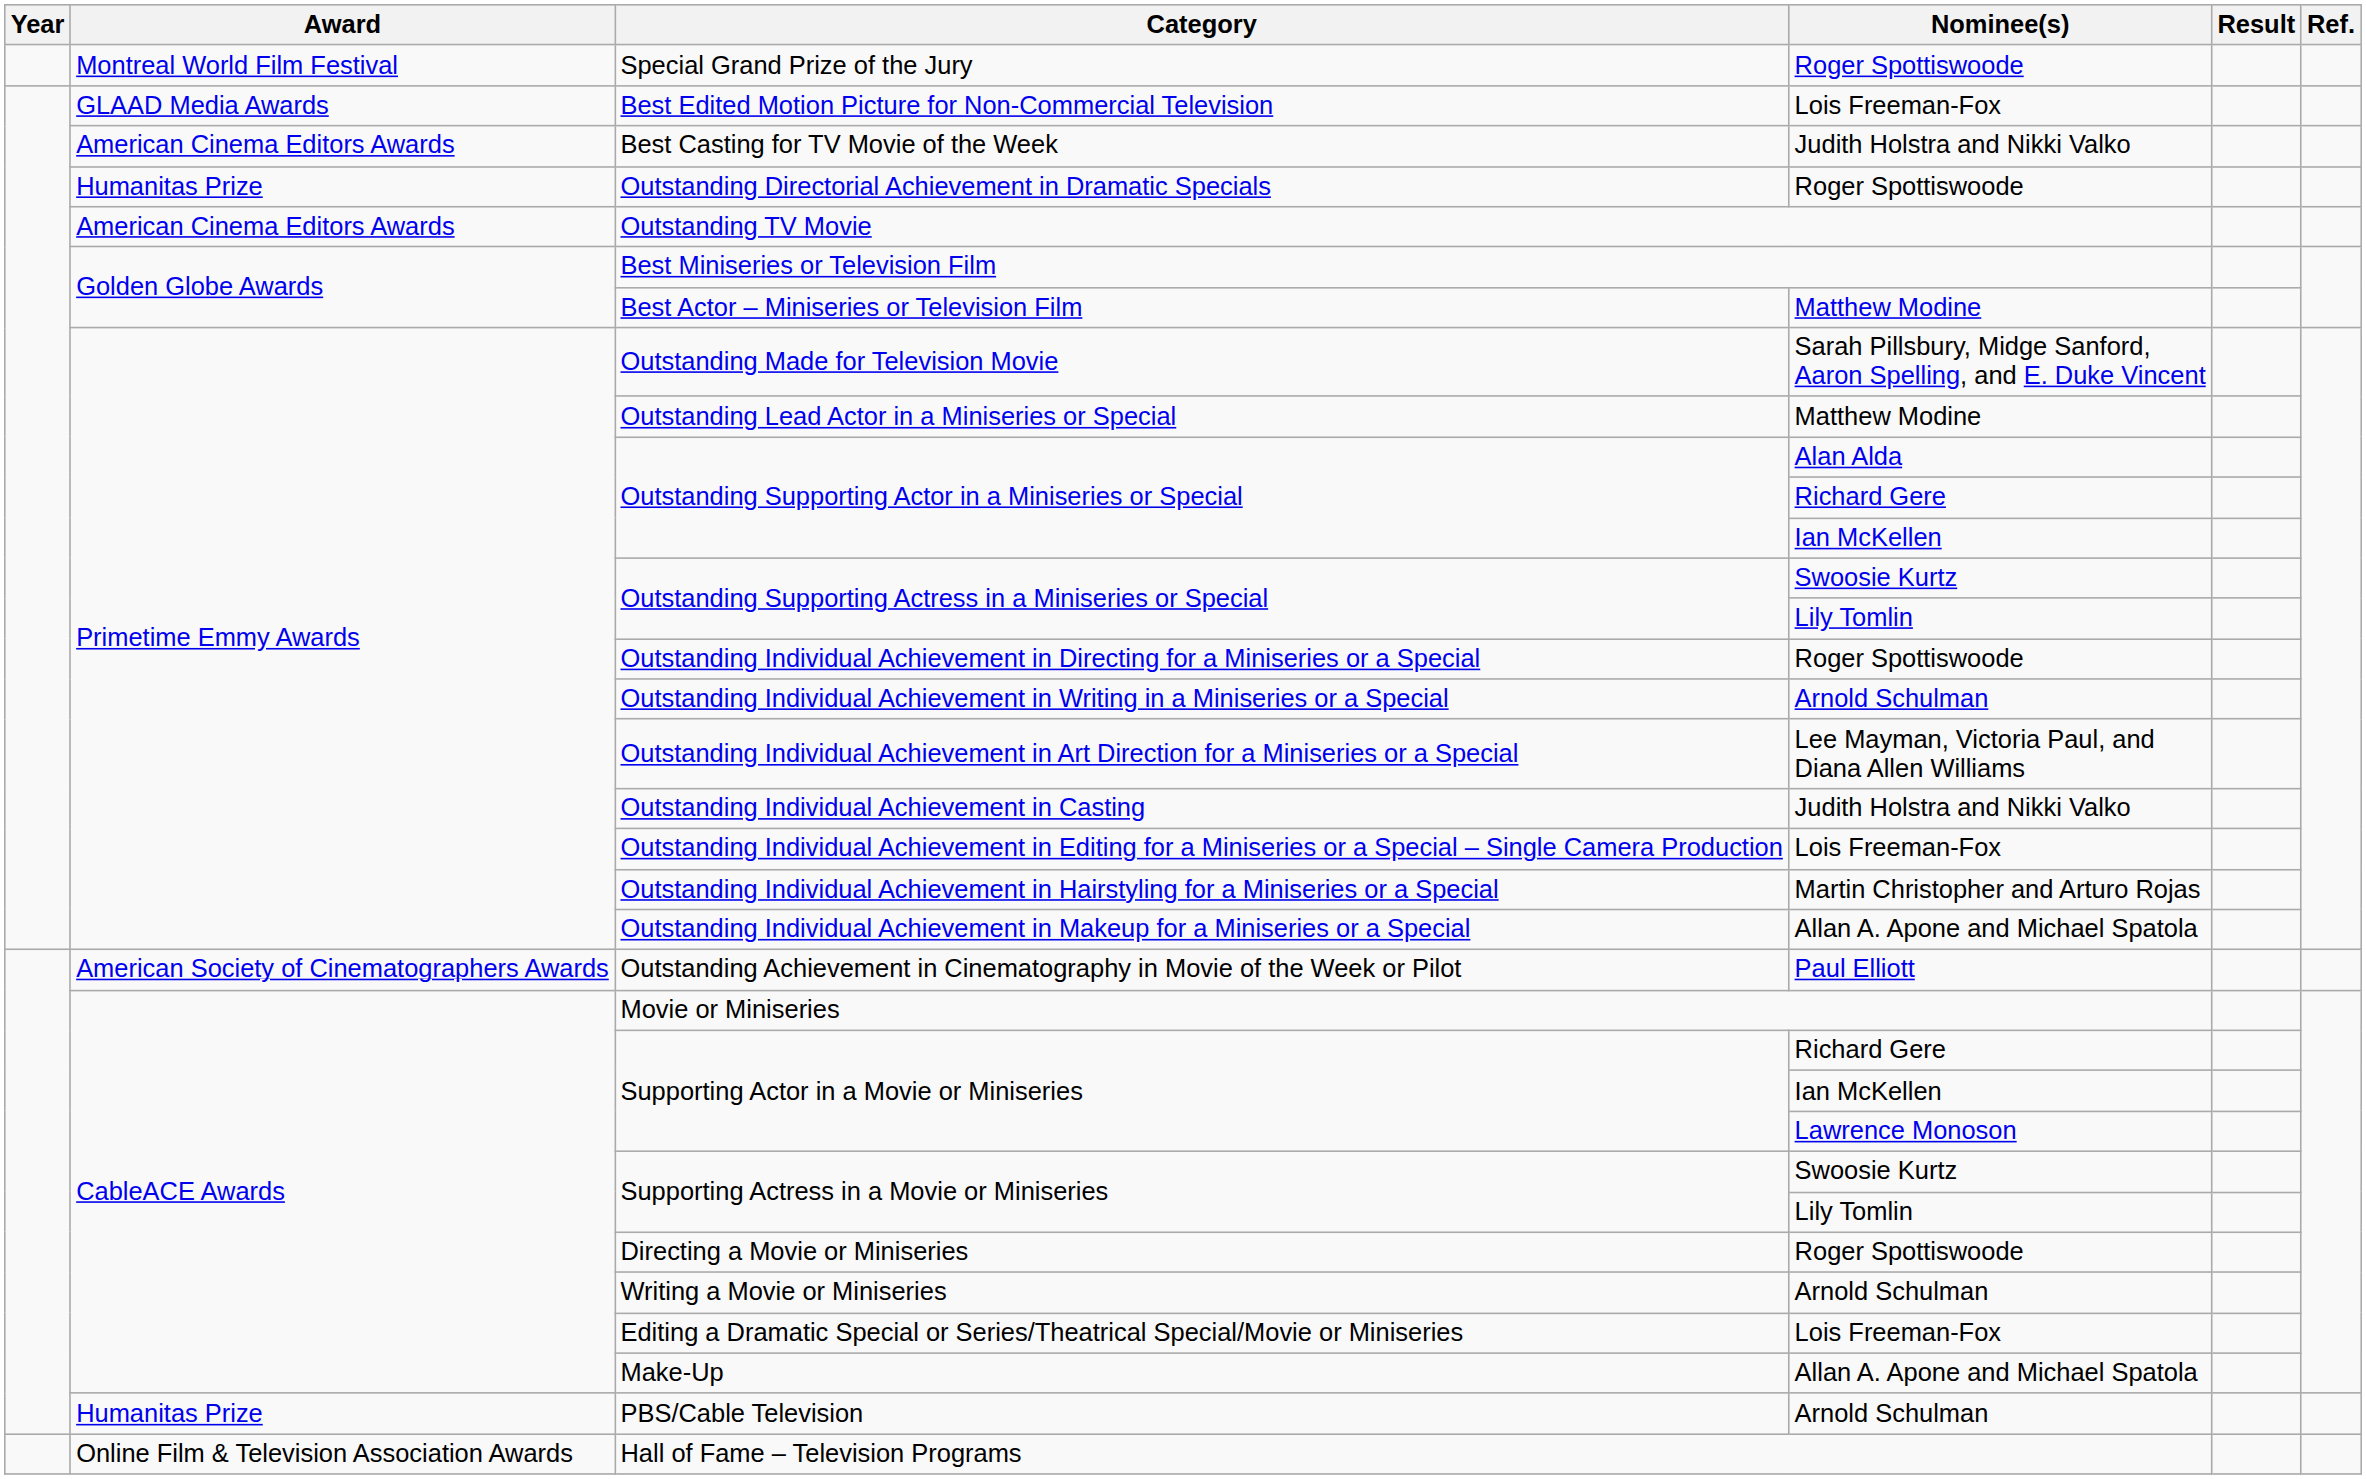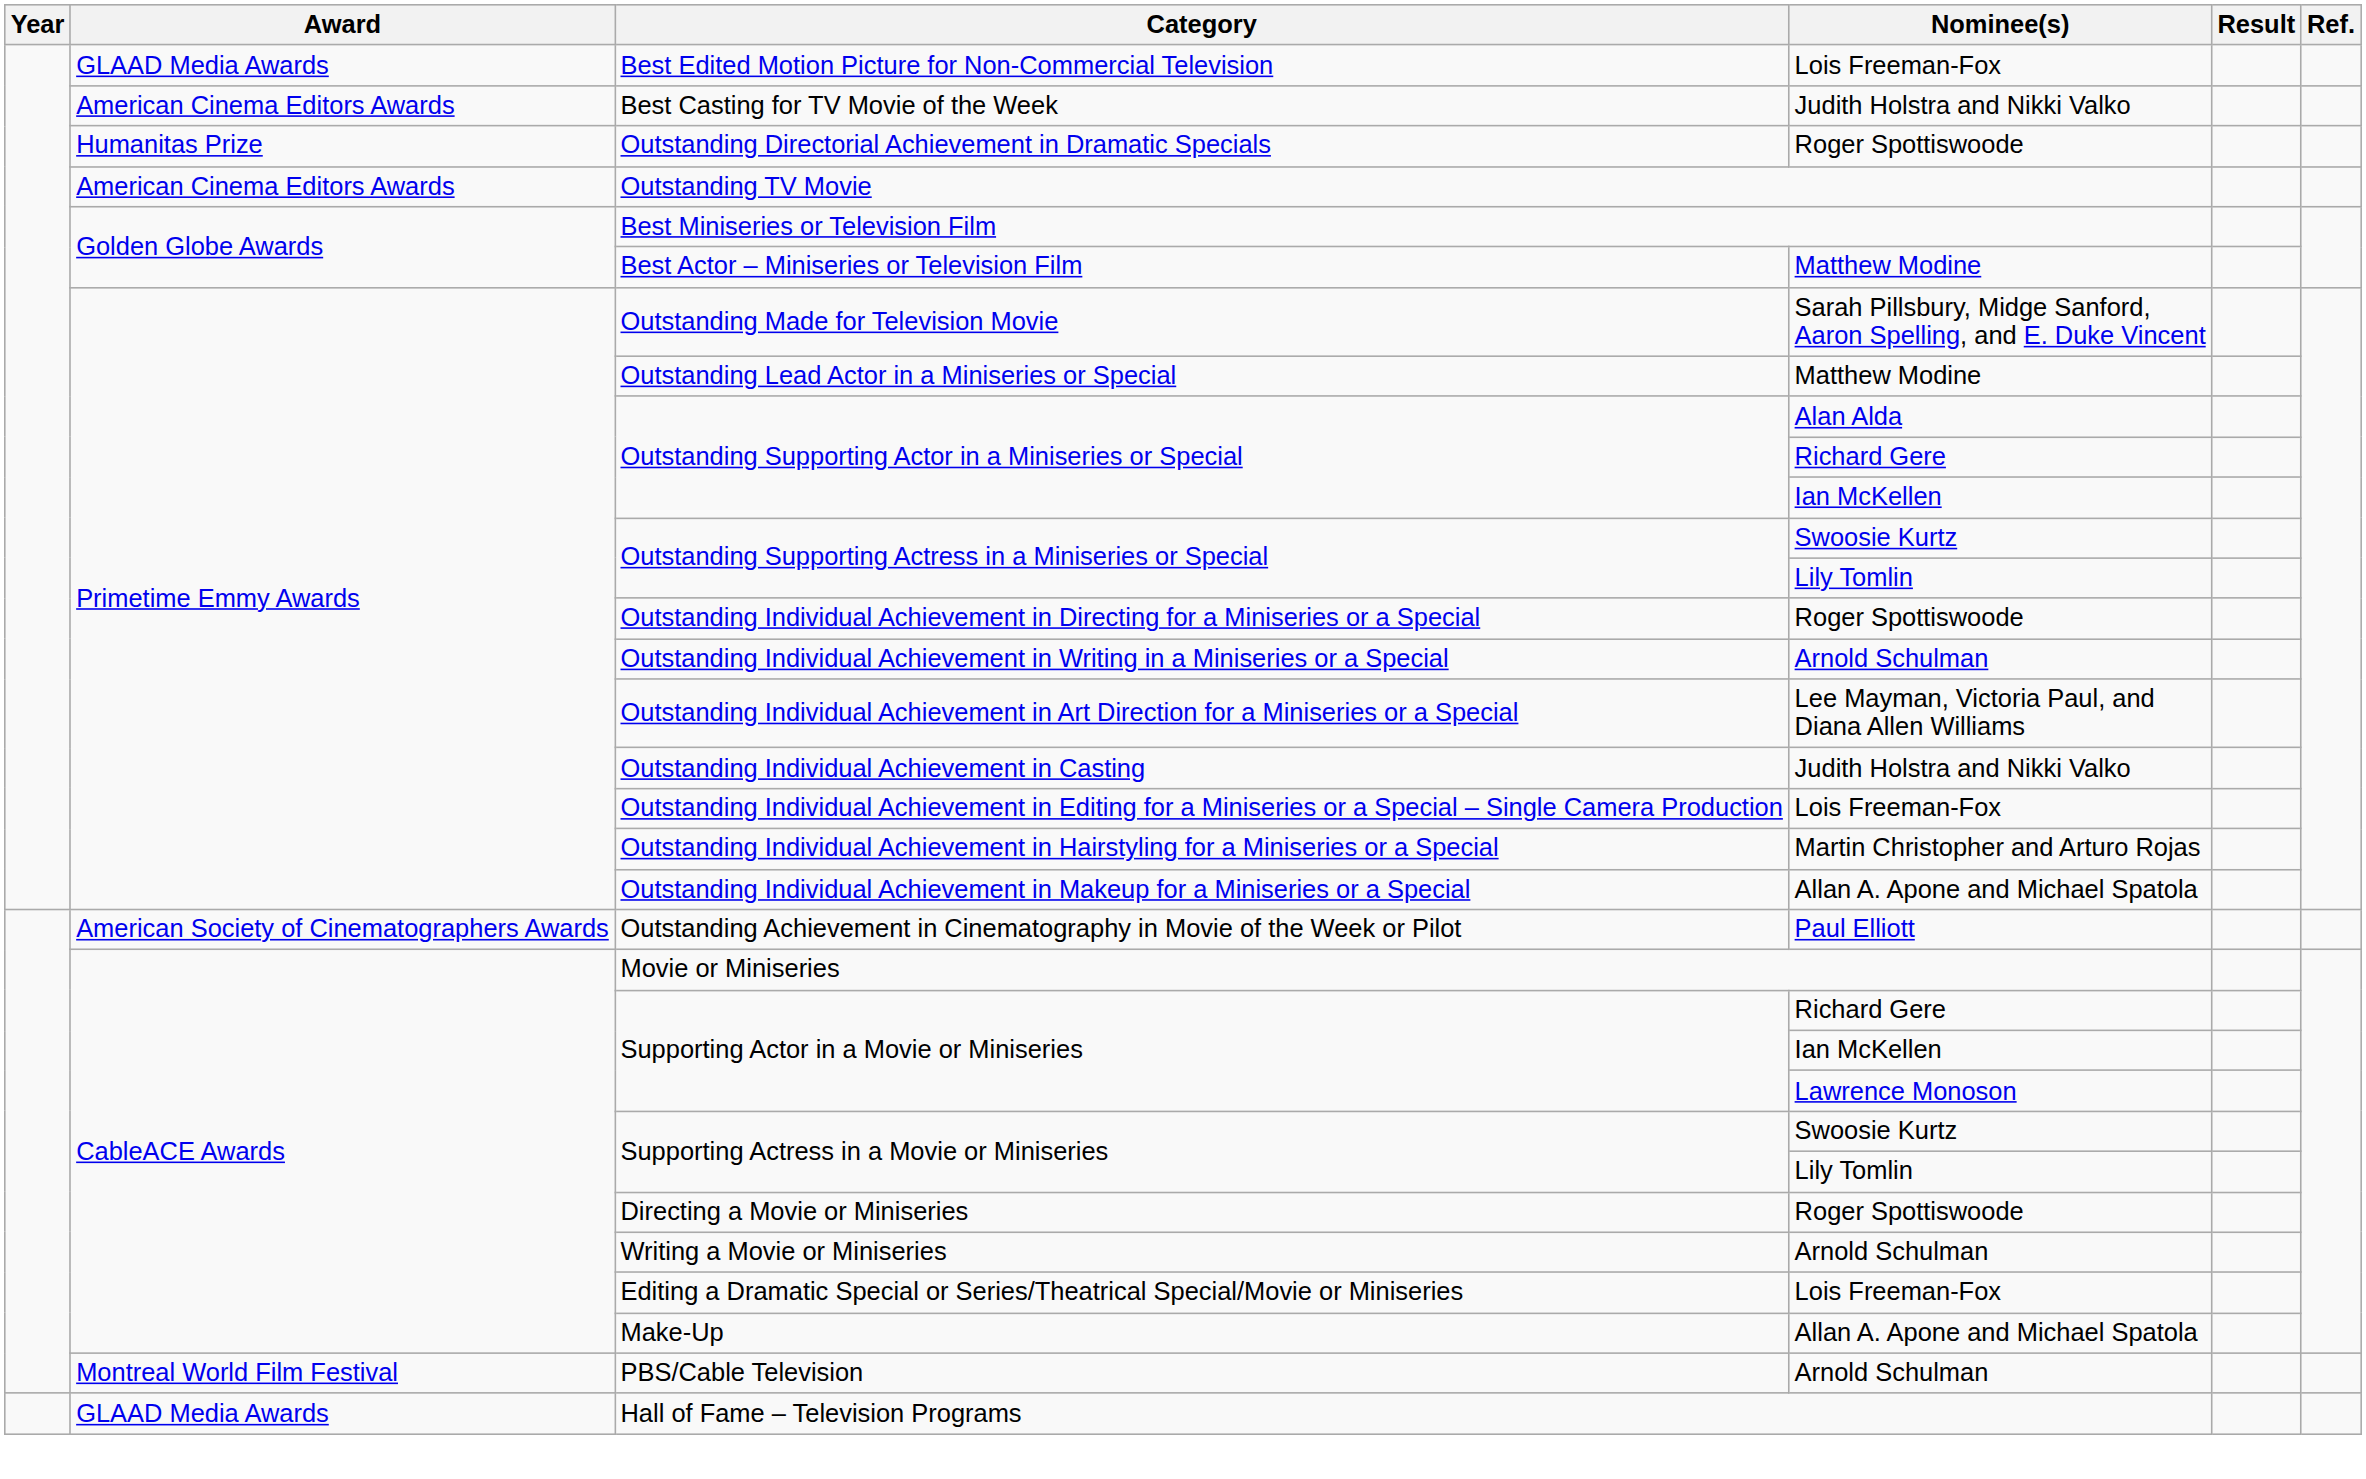- row: (797, 65)
(169, 1413) Humanitas Prize -> (237, 1372) Montreal World Film Festival
(325, 1453) Online Film & Television Association Awards -> (202, 1413) GLAAD Media Awards
